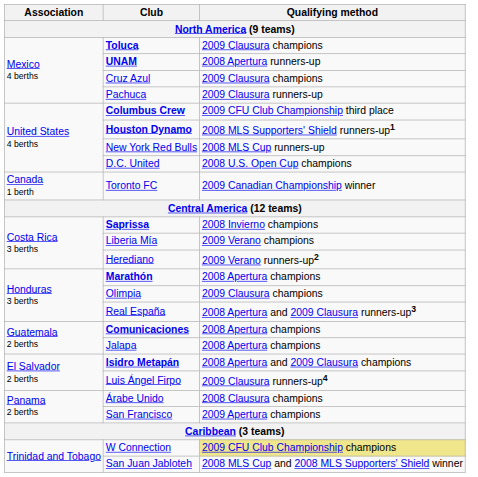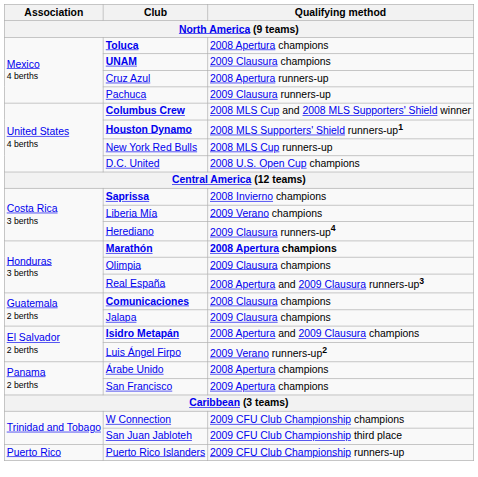(262, 45) 2009 Clausura champions -> (269, 45) 2008 Apertura champions
(261, 62) 2008 Apertura runners-up -> (270, 62) 2009 Clausura champions
(262, 78) 2009 Clausura champions -> (269, 78) 2008 Apertura runners-up
(298, 111) 2009 CFU Club Championship third place -> (340, 111) 2008 MLS Cup and 2008 MLS Supporters' Shield winner
- row: (131, 186)
(260, 259) 2009 Verano runners-up2 -> (273, 231) 2009 Clausura runners-up4
(261, 277) normal -> (273, 249) bold
(261, 329) 2008 Apertura champions -> (270, 301) 2008 Clausura champions
(261, 346) 2008 Apertura champions -> (270, 318) 2009 Clausura champions
(265, 380) 2009 Clausura runners-up4 -> (268, 352) 2009 Verano runners-up2
(262, 398) 2008 Clausura champions -> (269, 370) 2008 Apertura champions
(299, 448) khaki background -> (307, 419) no background
(332, 464) 2008 MLS Cup and 2008 MLS Supporters' Shield winner -> (306, 436) 2009 CFU Club Championship third place
+ row: (155, 452)
